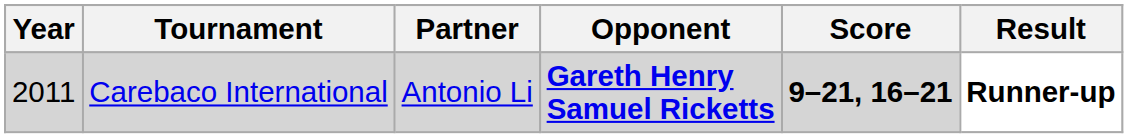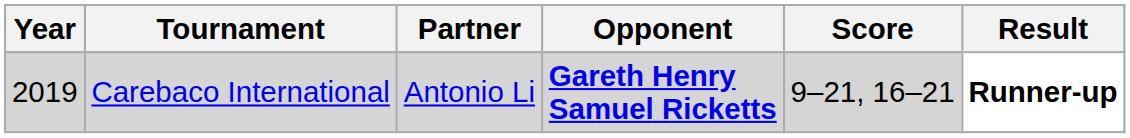(44, 92) 2011 -> (45, 92) 2019
(870, 92) bold -> (873, 92) normal
